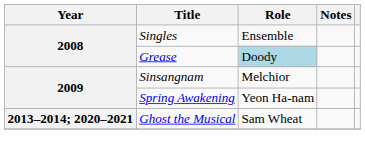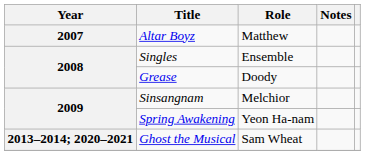+ row: (167, 35)
(259, 56) lightblue background -> (259, 77) no background
